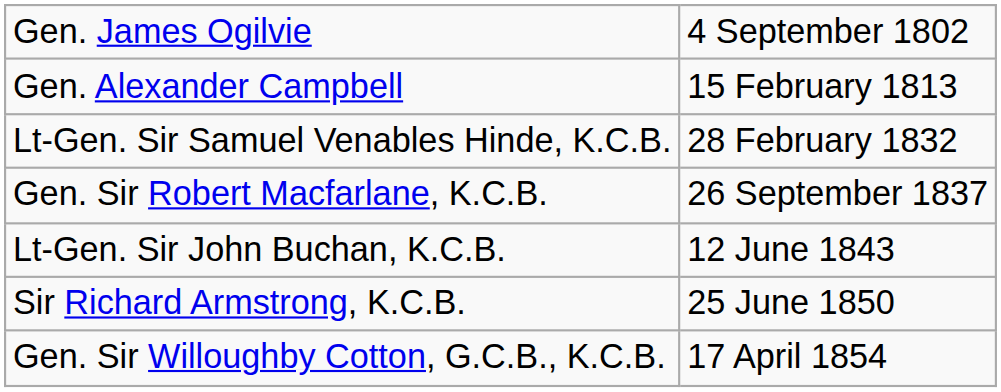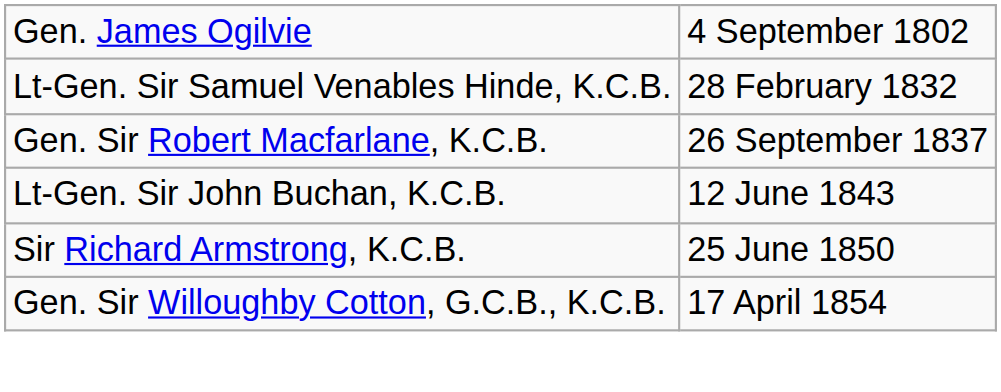- row: (208, 85)
